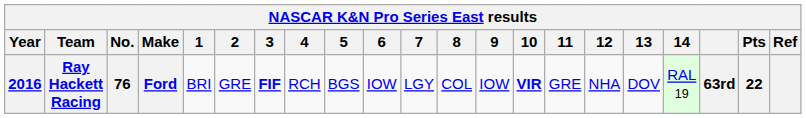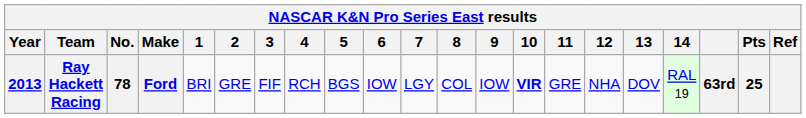(25, 84) 2016 -> (25, 84) 2013
(122, 84) 76 -> (122, 84) 78
(270, 84) bold -> (270, 84) normal
(754, 84) 22 -> (754, 84) 25
